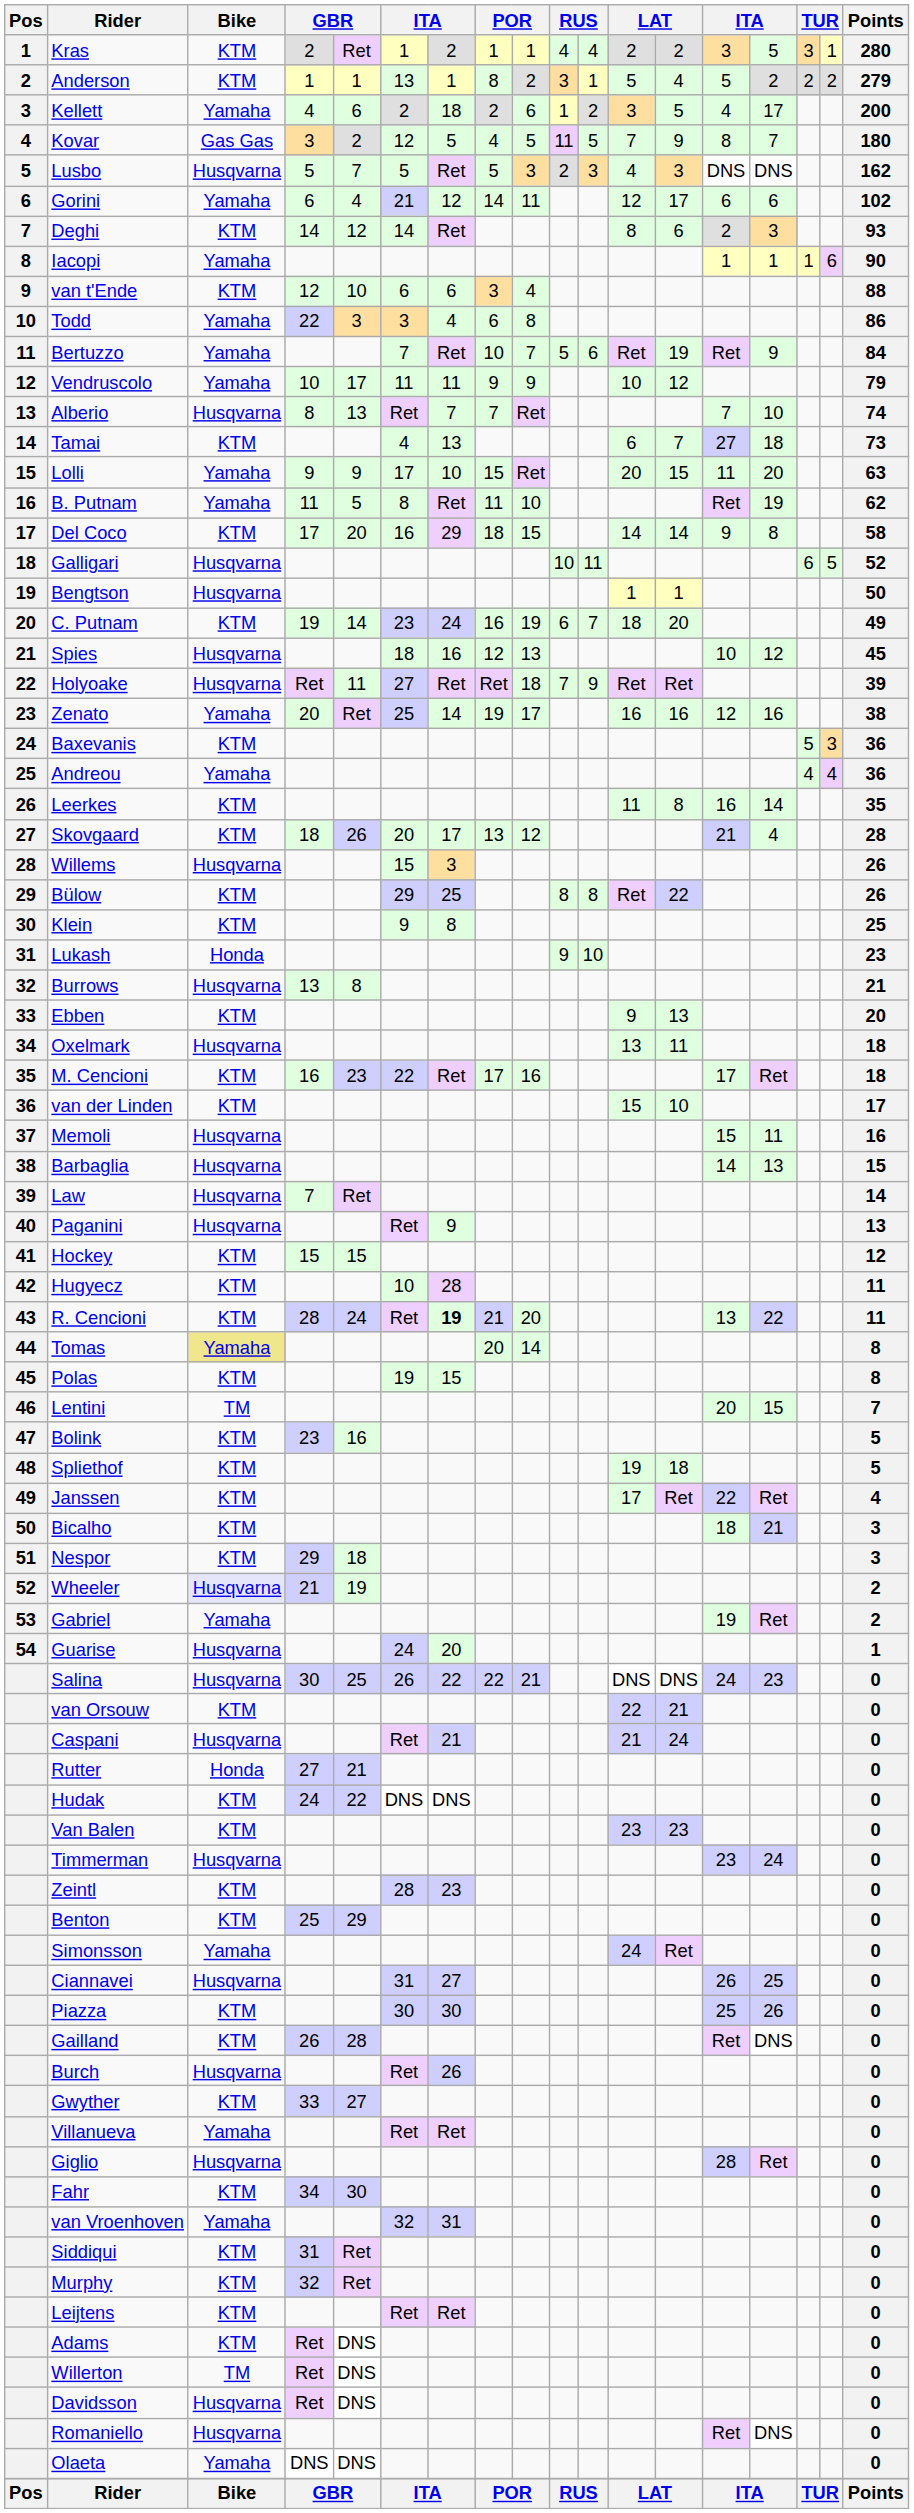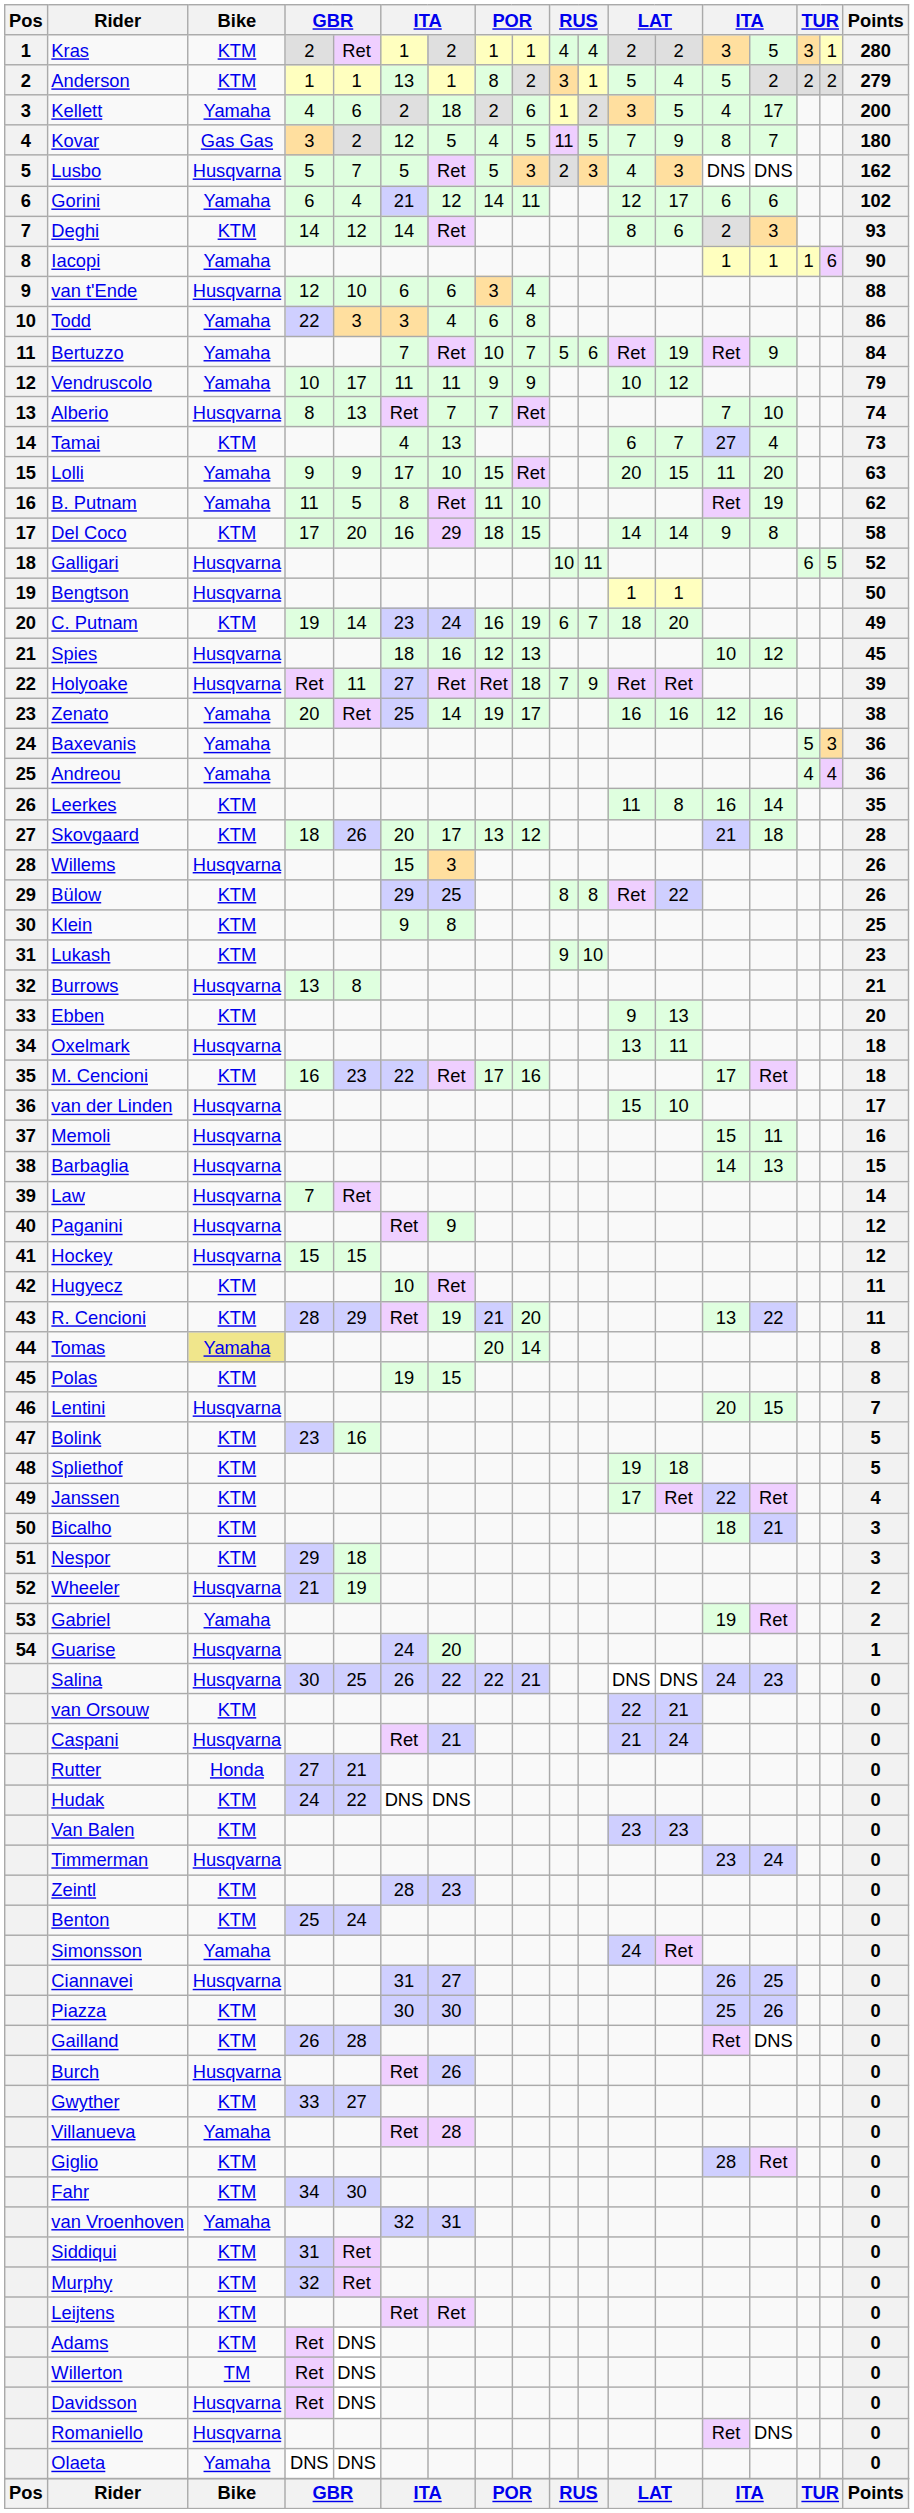(237, 291) KTM -> (237, 291) Husqvarna
(773, 442) 18 -> (773, 442) 4
(237, 744) KTM -> (237, 744) Yamaha
(773, 834) 4 -> (773, 834) 18
(237, 955) Honda -> (237, 955) KTM
(237, 1106) KTM -> (237, 1106) Husqvarna
(876, 1226) 13 -> (876, 1226) 12
(237, 1256) KTM -> (237, 1256) Husqvarna
(451, 1286) 28 -> (451, 1286) Ret
(357, 1317) 24 -> (357, 1317) 29
(451, 1317) bold -> (451, 1317) normal
(237, 1407) TM -> (237, 1407) Husqvarna
(237, 1588) lavender background -> (237, 1588) no background
(357, 1920) 29 -> (357, 1920) 24
(451, 2131) Ret -> (451, 2131) 28
(237, 2161) Husqvarna -> (237, 2161) KTM
